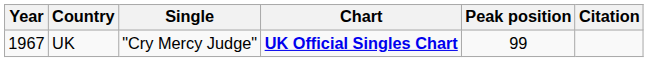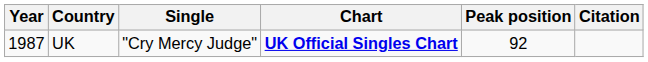(26, 43) 1967 -> (26, 43) 1987
(518, 43) 99 -> (518, 43) 92
